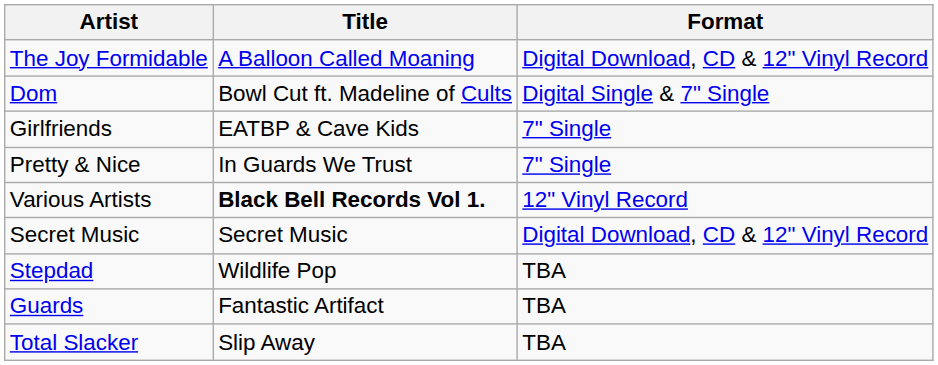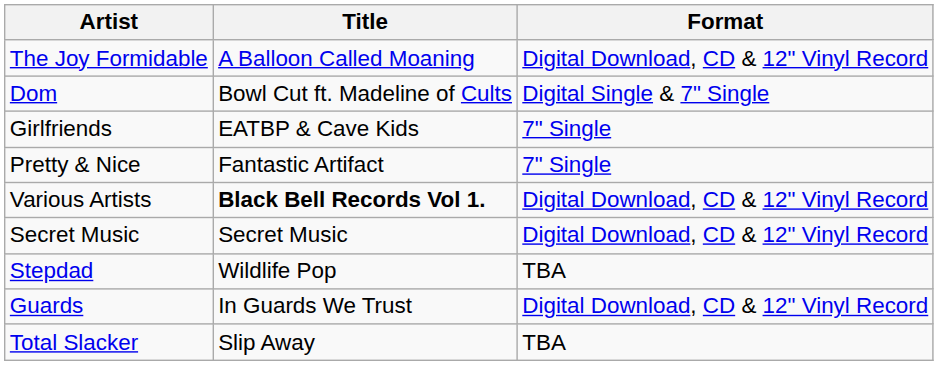(315, 164) In Guards We Trust -> (301, 164) Fantastic Artifact
(605, 199) 12" Vinyl Record -> (725, 199) Digital Download, CD & 12" Vinyl Record
(301, 306) Fantastic Artifact -> (315, 306) In Guards We Trust
(544, 306) TBA -> (725, 306) Digital Download, CD & 12" Vinyl Record
